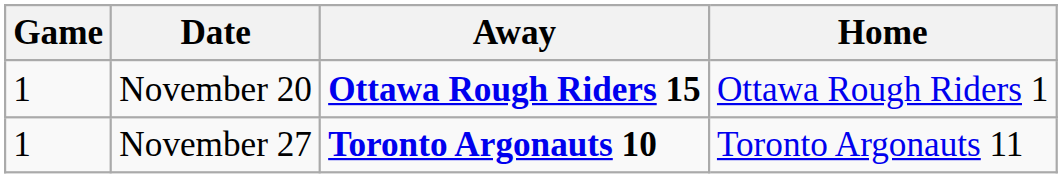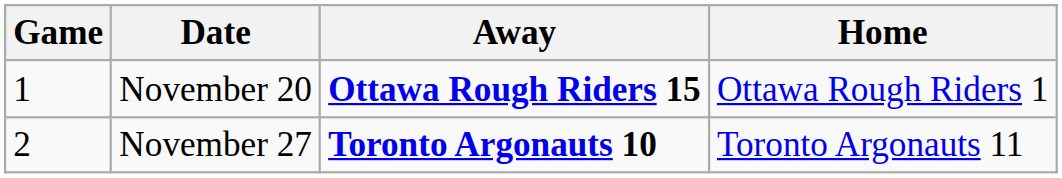(22, 144) 1 -> (22, 144) 2
